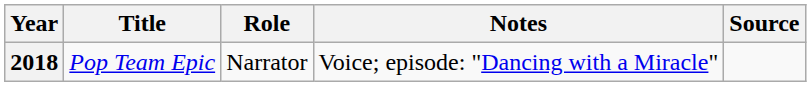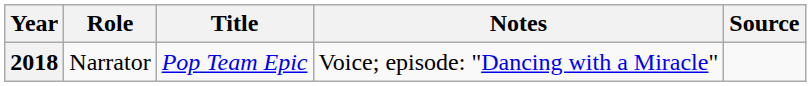columns swapped: (142, 23) <-> (267, 23)
